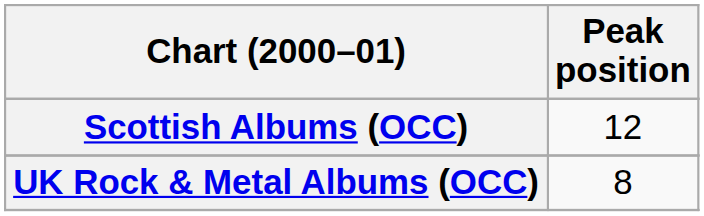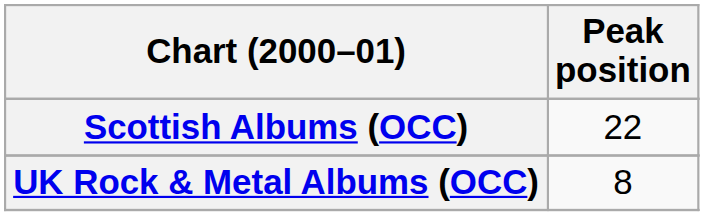(623, 126) 12 -> (623, 126) 22
